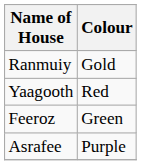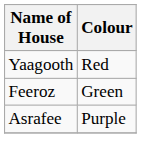- row: (40, 64)
